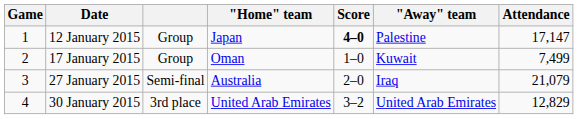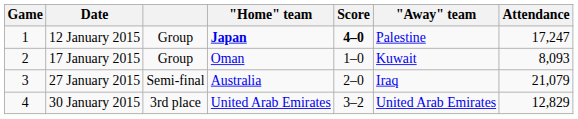(226, 37) normal -> (229, 37) bold
(551, 37) 17,147 -> (551, 37) 17,247
(554, 59) 7,499 -> (554, 59) 8,093
